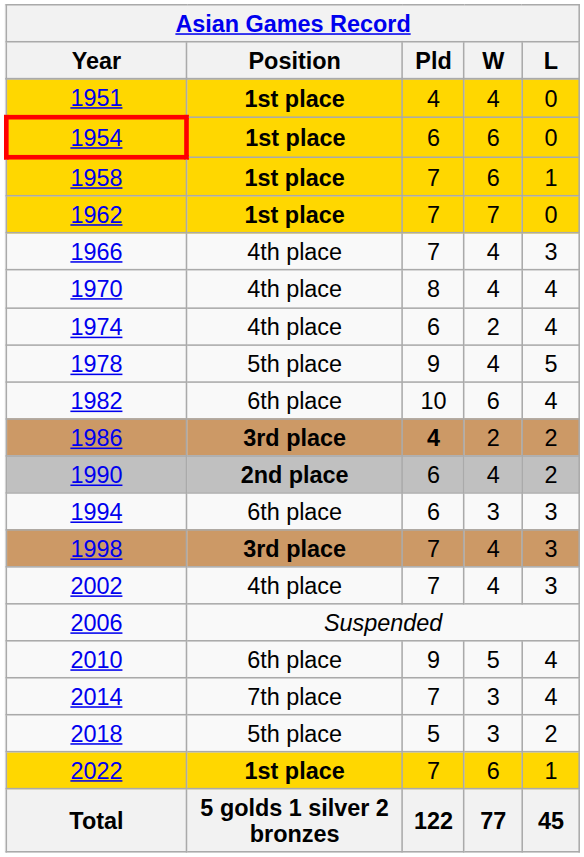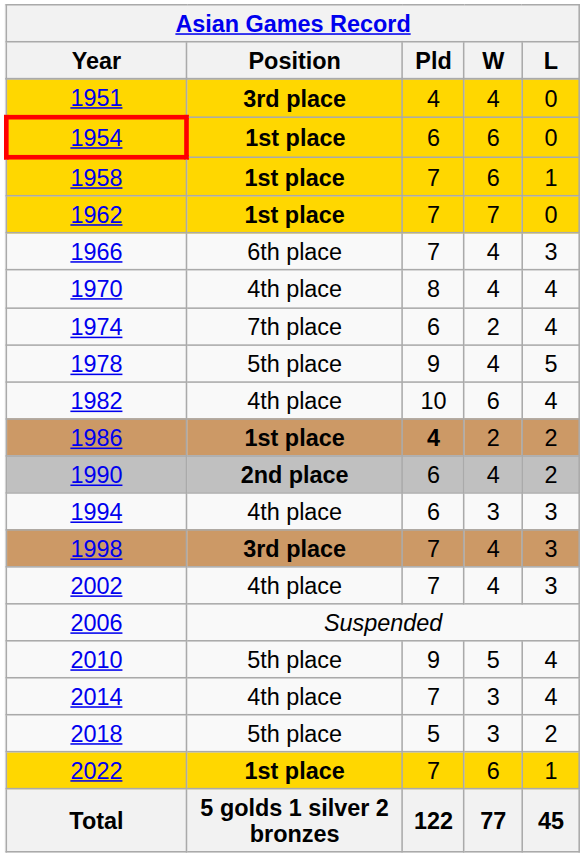(295, 98) 1st place -> (295, 98) 3rd place
(295, 252) 4th place -> (295, 252) 6th place
(295, 326) 4th place -> (295, 326) 7th place
(295, 400) 6th place -> (295, 400) 4th place
(295, 437) 3rd place -> (295, 437) 1st place
(295, 511) 6th place -> (295, 511) 4th place
(295, 660) 6th place -> (295, 660) 5th place
(295, 697) 7th place -> (295, 697) 4th place
